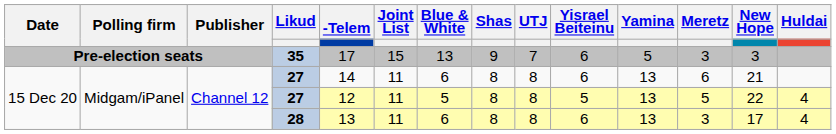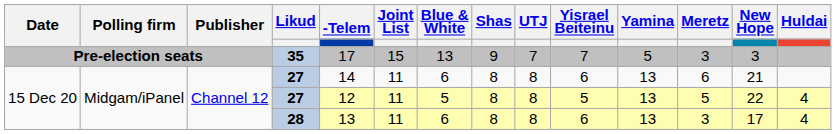(584, 56) 6 -> (584, 56) 7
